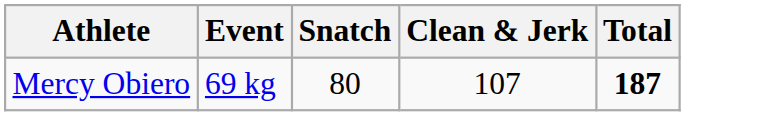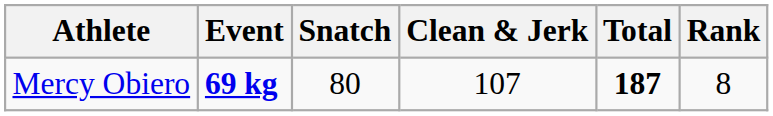+ column: (724, 30)
(240, 82) normal -> (241, 82) bold
